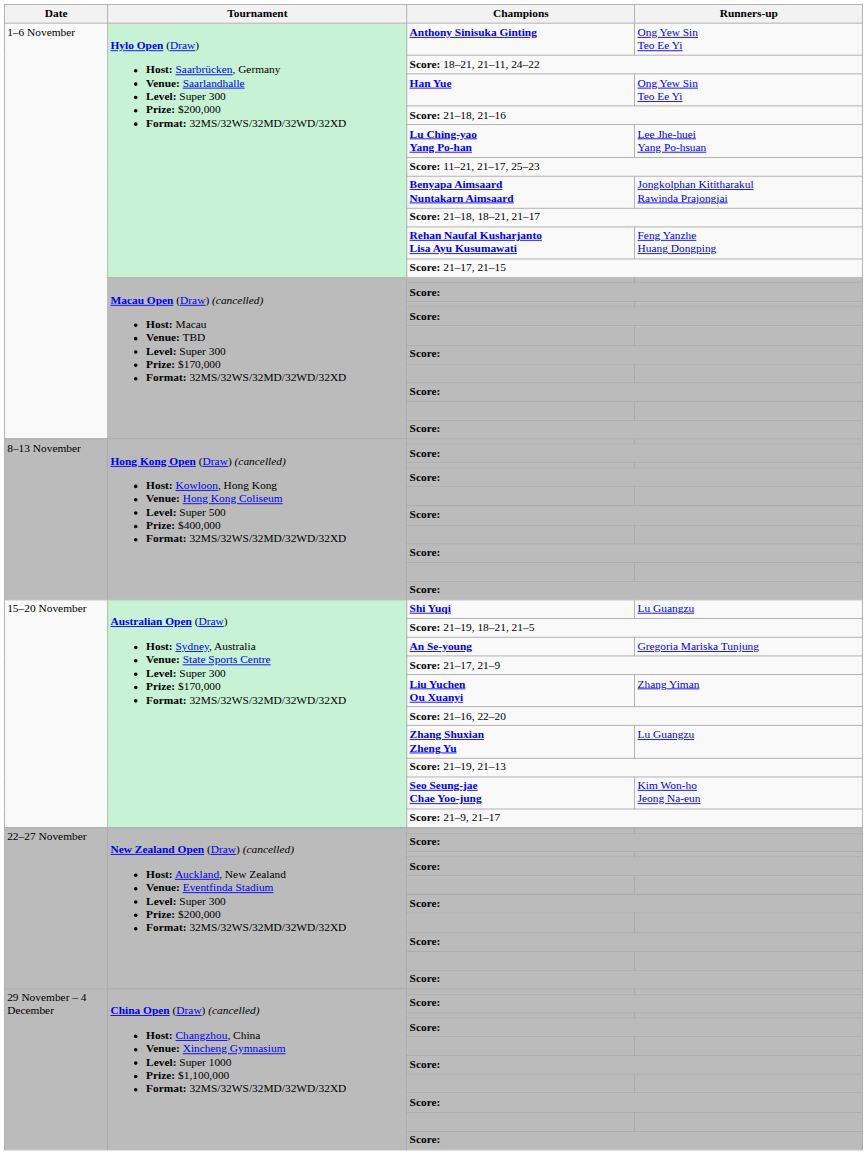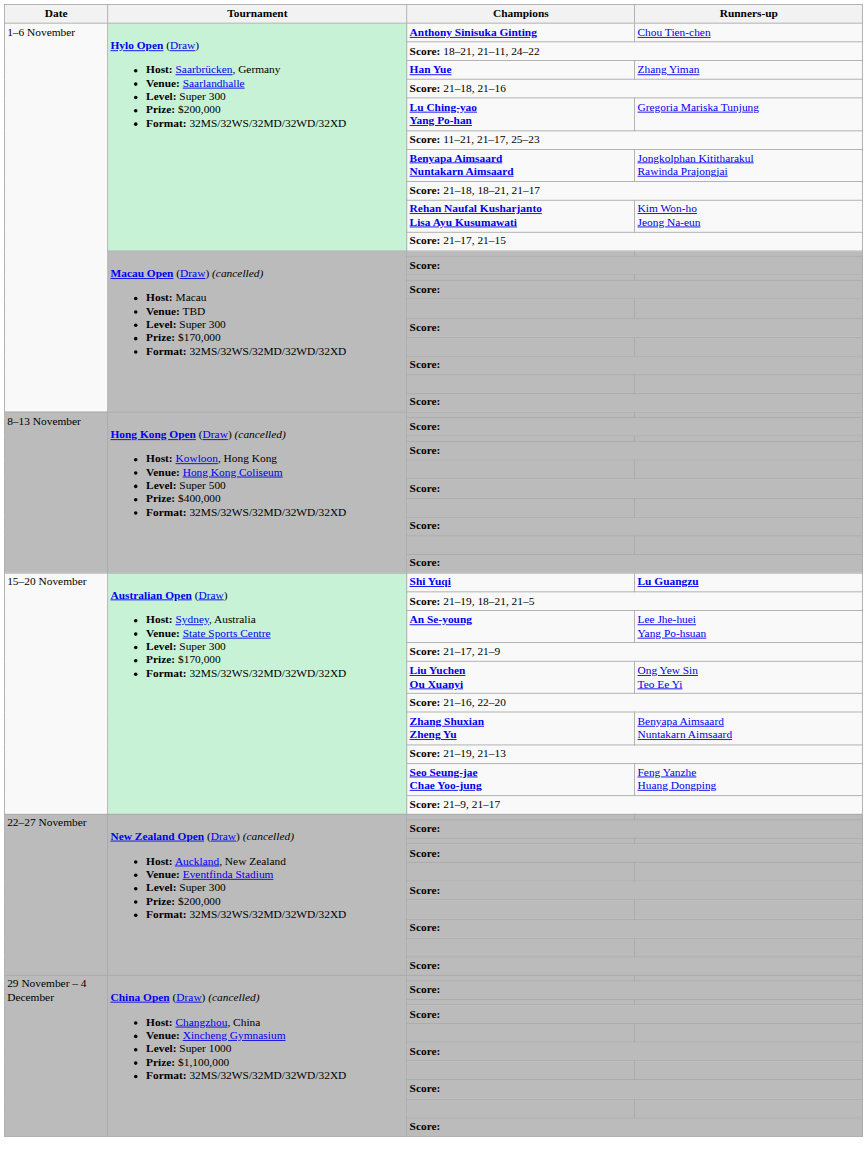(668, 39) Ong Yew Sin Teo Ee Yi -> (674, 32) Chou Tien-chen
(668, 90) Ong Yew Sin Teo Ee Yi -> (668, 70) Zhang Yiman
(672, 140) Lee Jhe-huei Yang Po-hsuan -> (698, 107) Gregoria Mariska Tunjung
(677, 242) Feng Yanzhe Huang Dongping -> (669, 216) Kim Won-ho Jeong Na-eun
(666, 609) normal -> (668, 582) bold
(698, 646) Gregoria Mariska Tunjung -> (672, 626) Lee Jhe-huei Yang Po-hsuan
(668, 684) Zhang Yiman -> (668, 677) Ong Yew Sin Teo Ee Yi
(666, 735) Lu Guangzu -> (685, 728) Benyapa Aimsaard Nuntakarn Aimsaard
(669, 792) Kim Won-ho Jeong Na-eun -> (677, 779) Feng Yanzhe Huang Dongping
